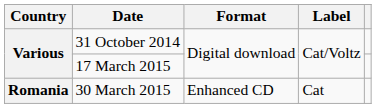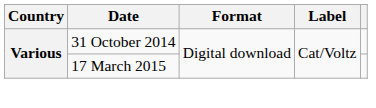- row: (123, 90)
